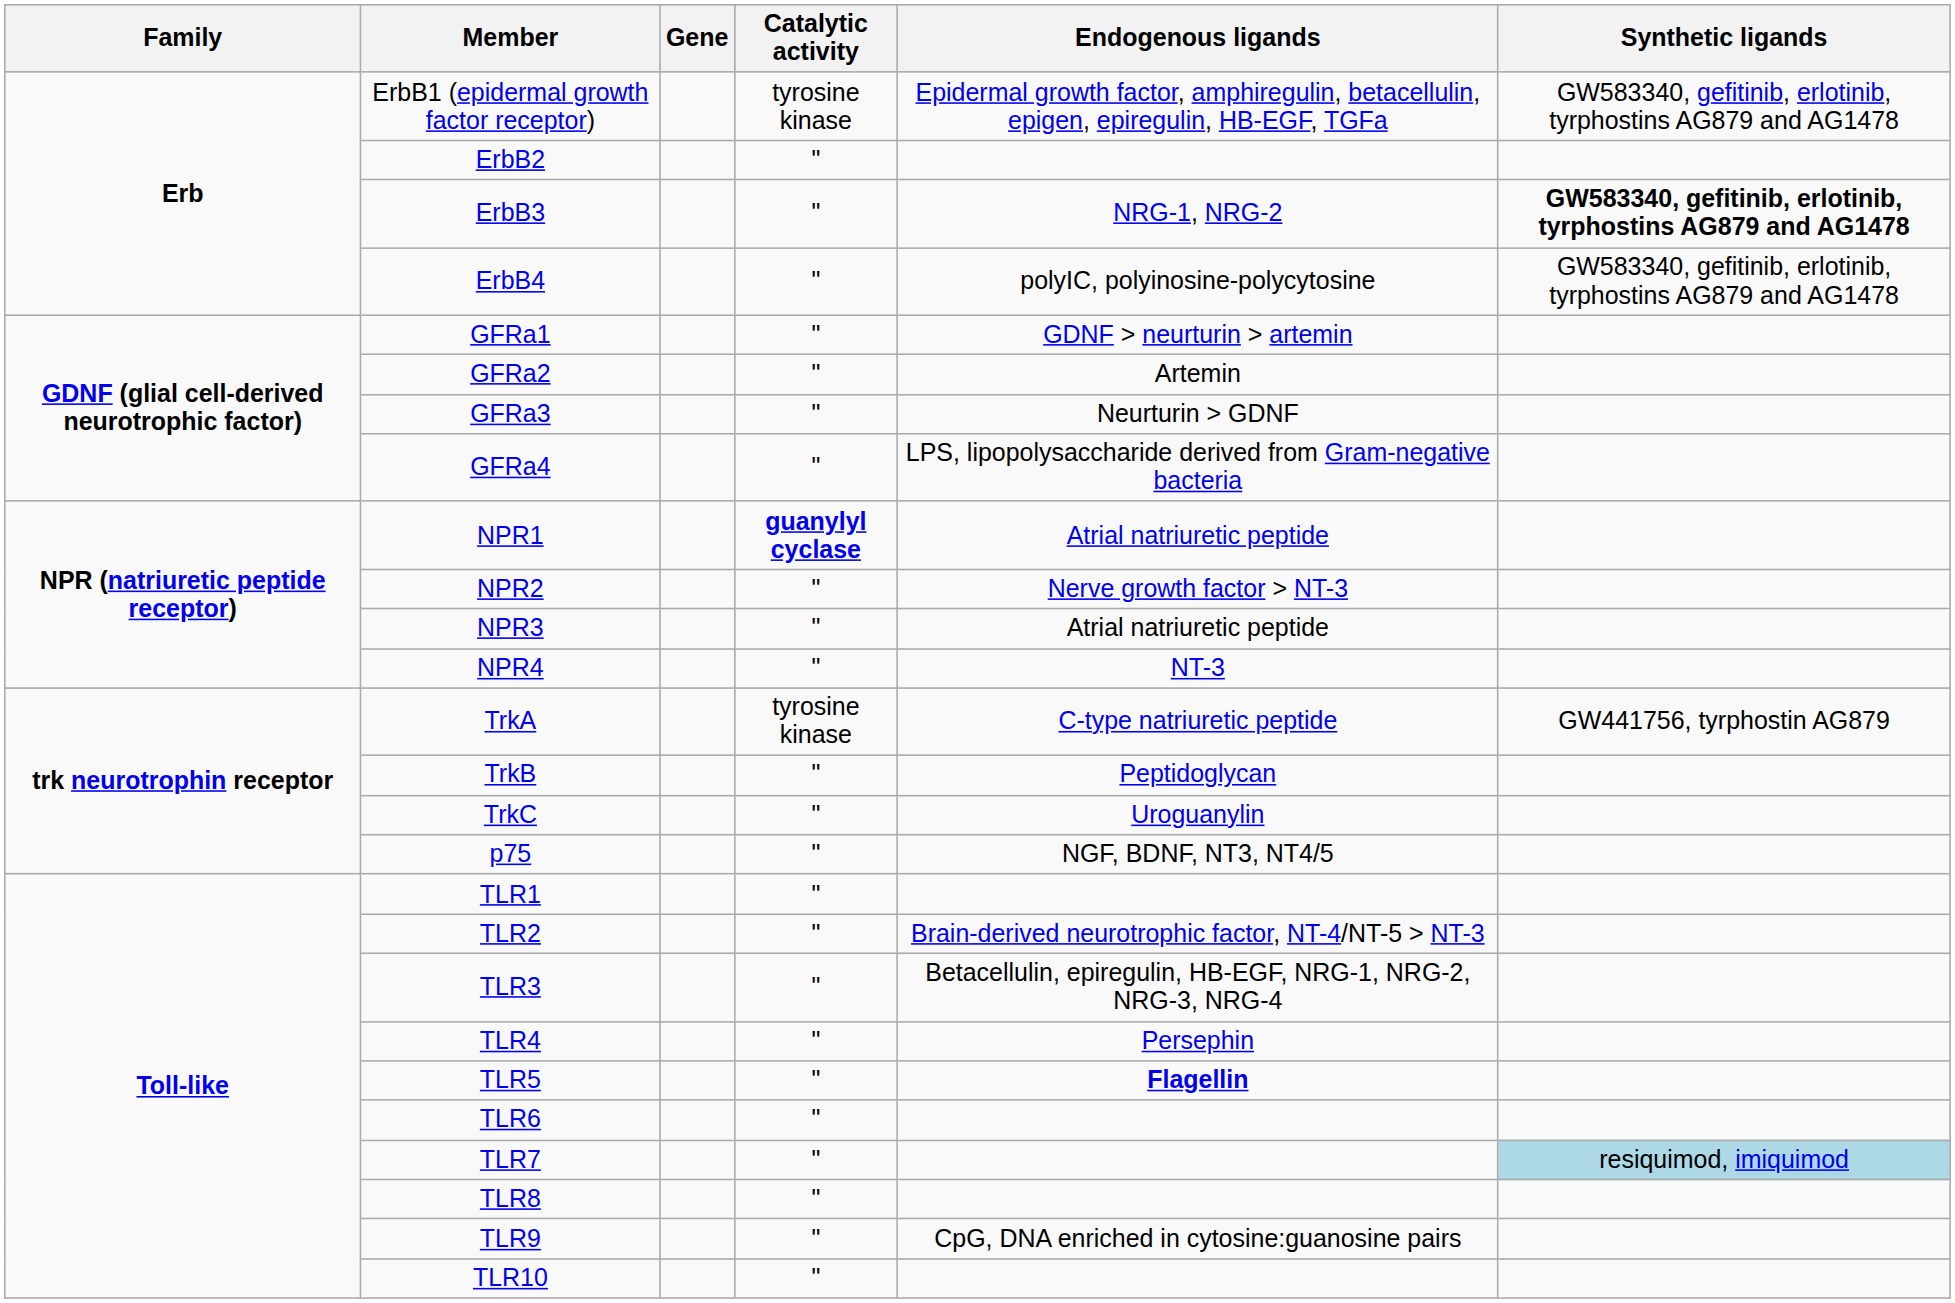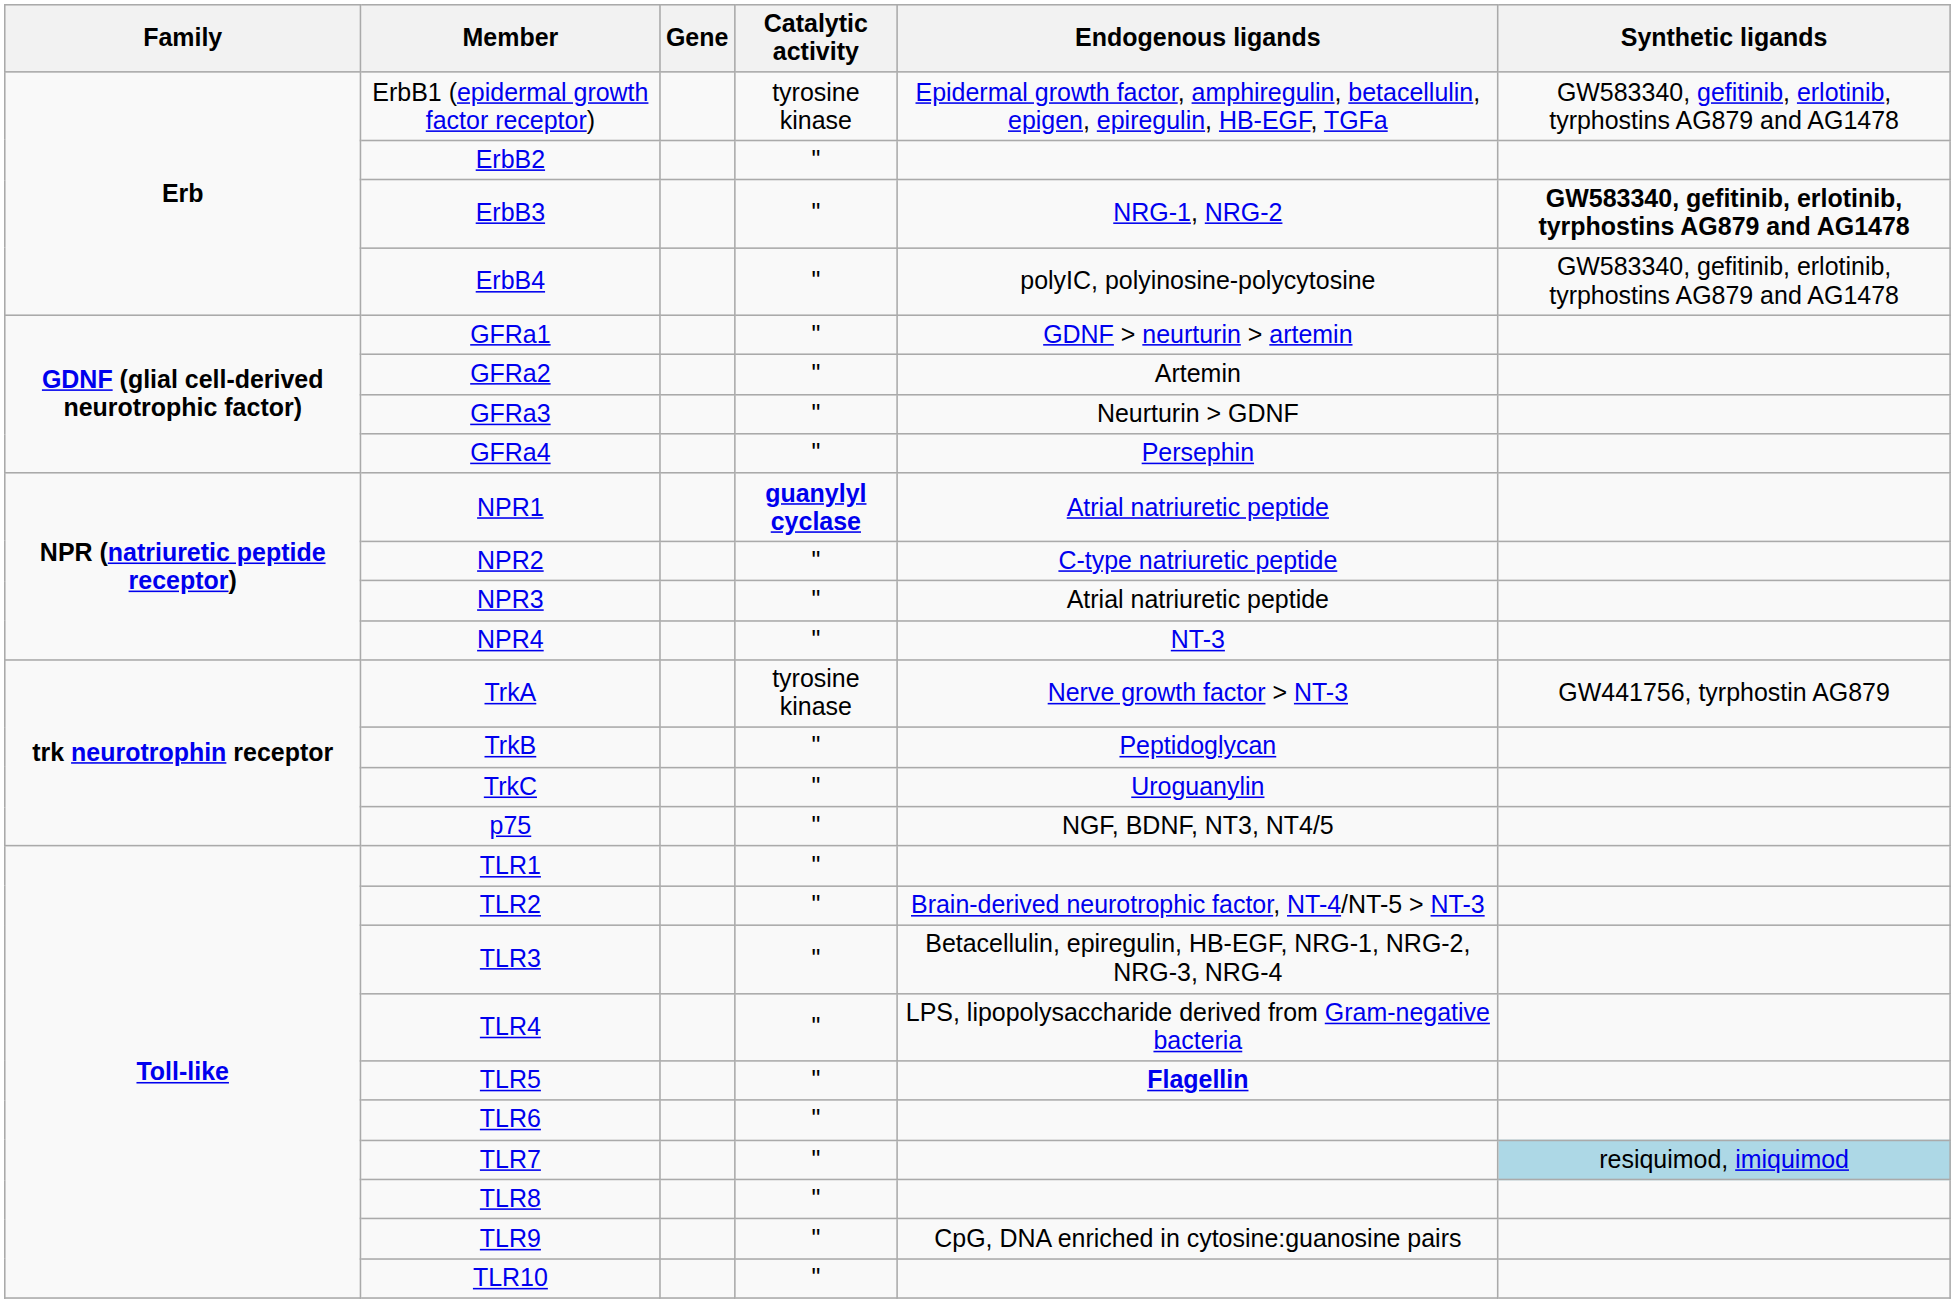(1198, 467) LPS, lipopolysaccharide derived from Gram-negative bacteria -> (1198, 453) Persephin
(1198, 588) Nerve growth factor > NT-3 -> (1198, 560) C-type natriuretic peptide
(1198, 721) C-type natriuretic peptide -> (1198, 693) Nerve growth factor > NT-3
(1198, 1040) Persephin -> (1198, 1026) LPS, lipopolysaccharide derived from Gram-negative bacteria
